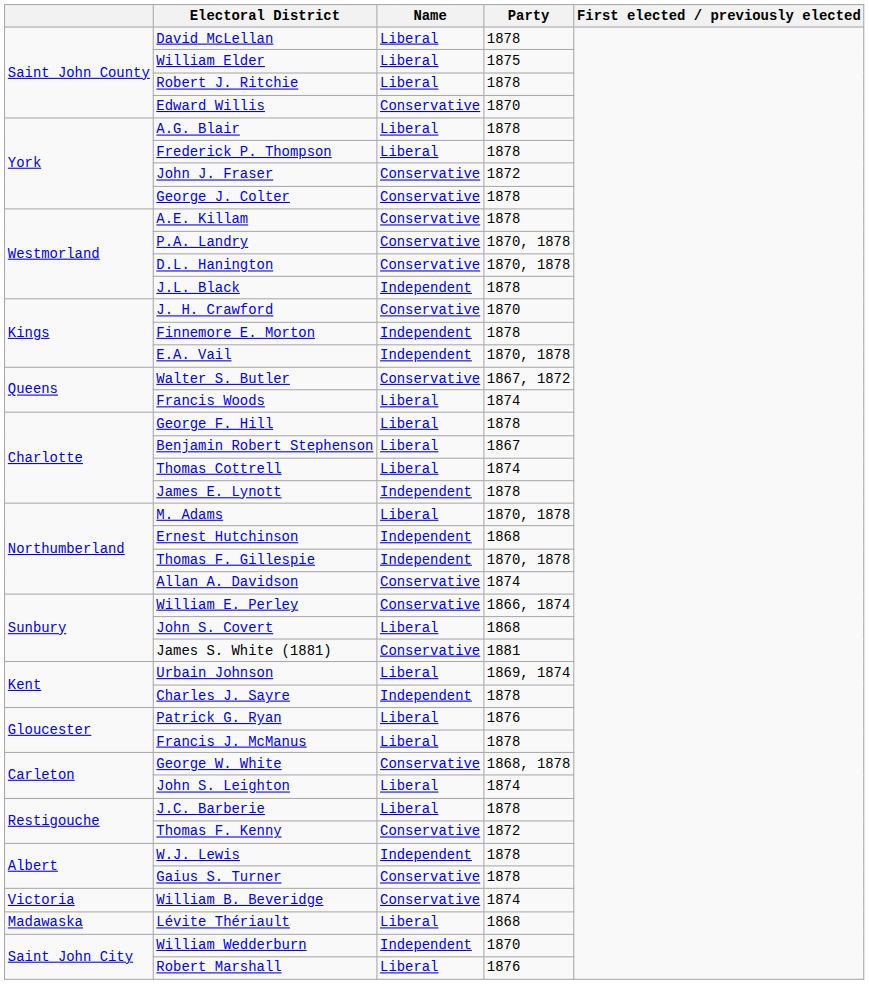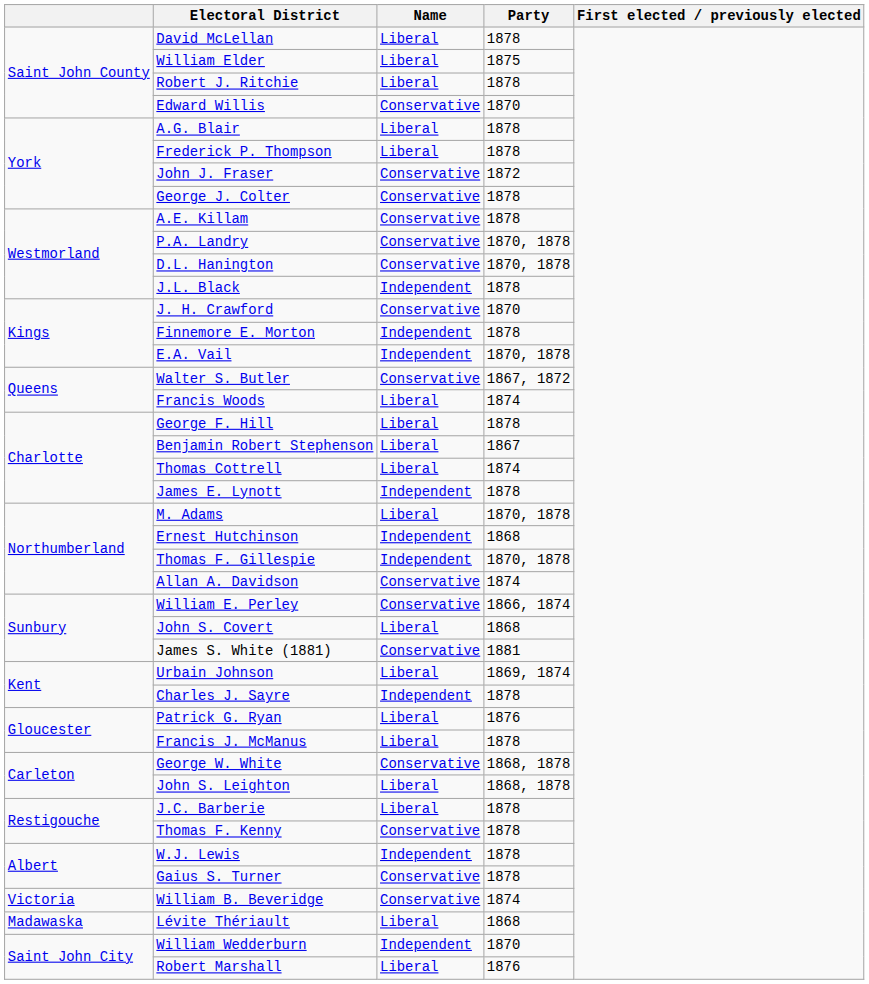(504, 787) 1874 -> (529, 787) 1868, 1878
(504, 832) 1872 -> (504, 832) 1878
